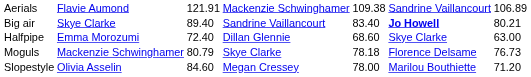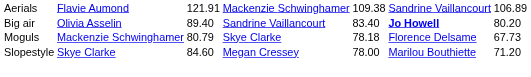(86, 23) Skye Clarke -> (89, 23) Olivia Asselin
(507, 23) 80.21 -> (507, 23) 80.20
- row: (24, 38)
(507, 53) 76.73 -> (507, 38) 67.73
(89, 68) Olivia Asselin -> (86, 53) Skye Clarke
